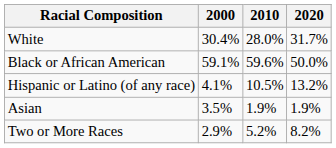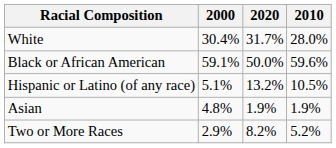columns swapped: (265, 16) <-> (309, 16)
(217, 85) 4.1% -> (217, 85) 5.1%
(217, 108) 3.5% -> (217, 108) 4.8%
